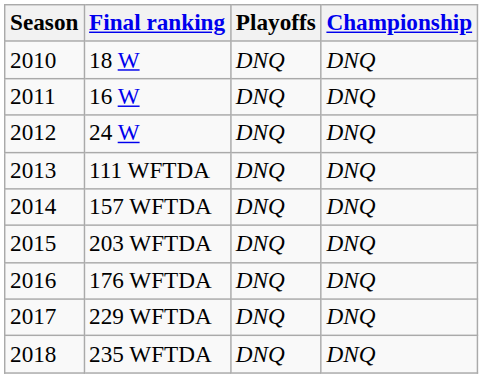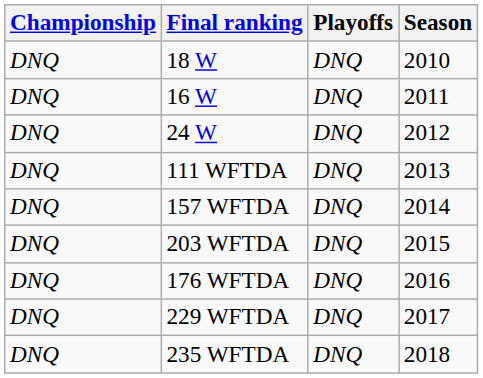columns swapped: (44, 22) <-> (399, 22)
